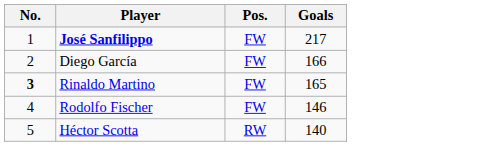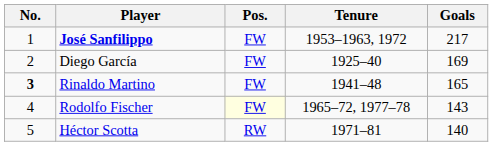+ column: (356, 15)
(316, 61) 166 -> (457, 61) 169
(255, 107) no background -> (255, 107) lightyellow background
(316, 107) 146 -> (457, 107) 143
